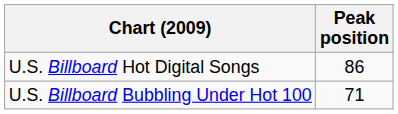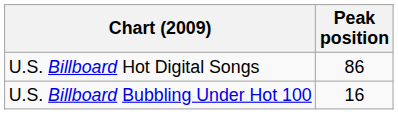(354, 94) 71 -> (354, 94) 16
